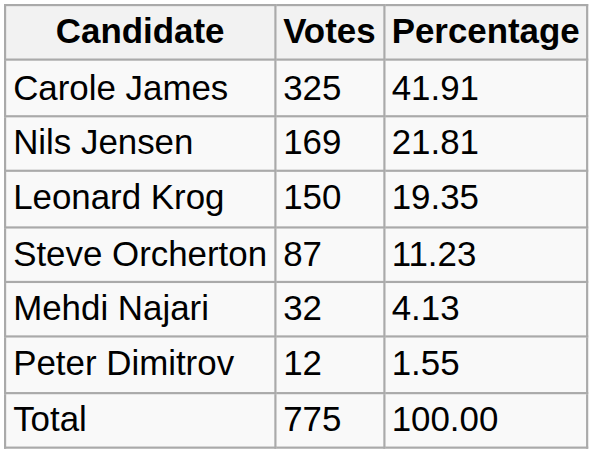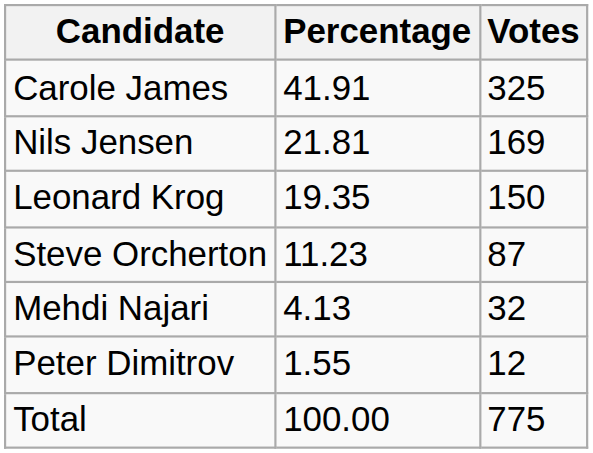columns swapped: (329, 32) <-> (486, 32)
